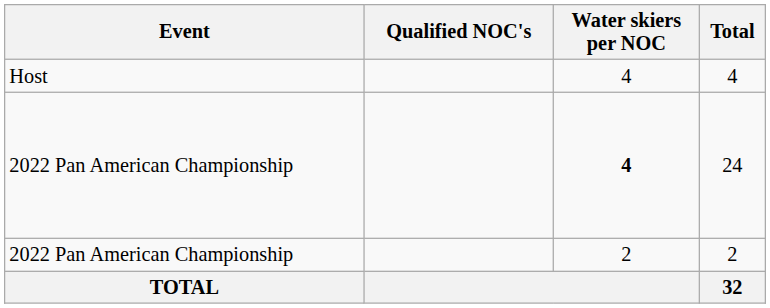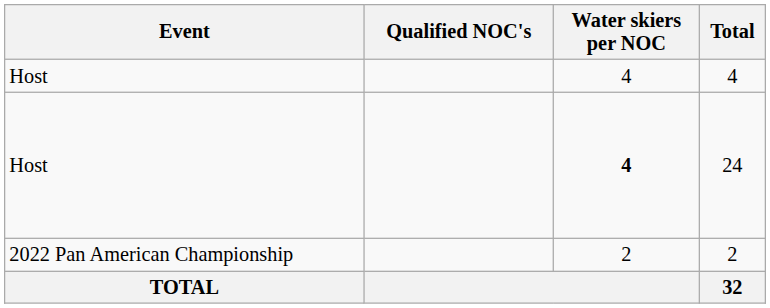(151, 165) 2022 Pan American Championship -> (29, 165) Host
